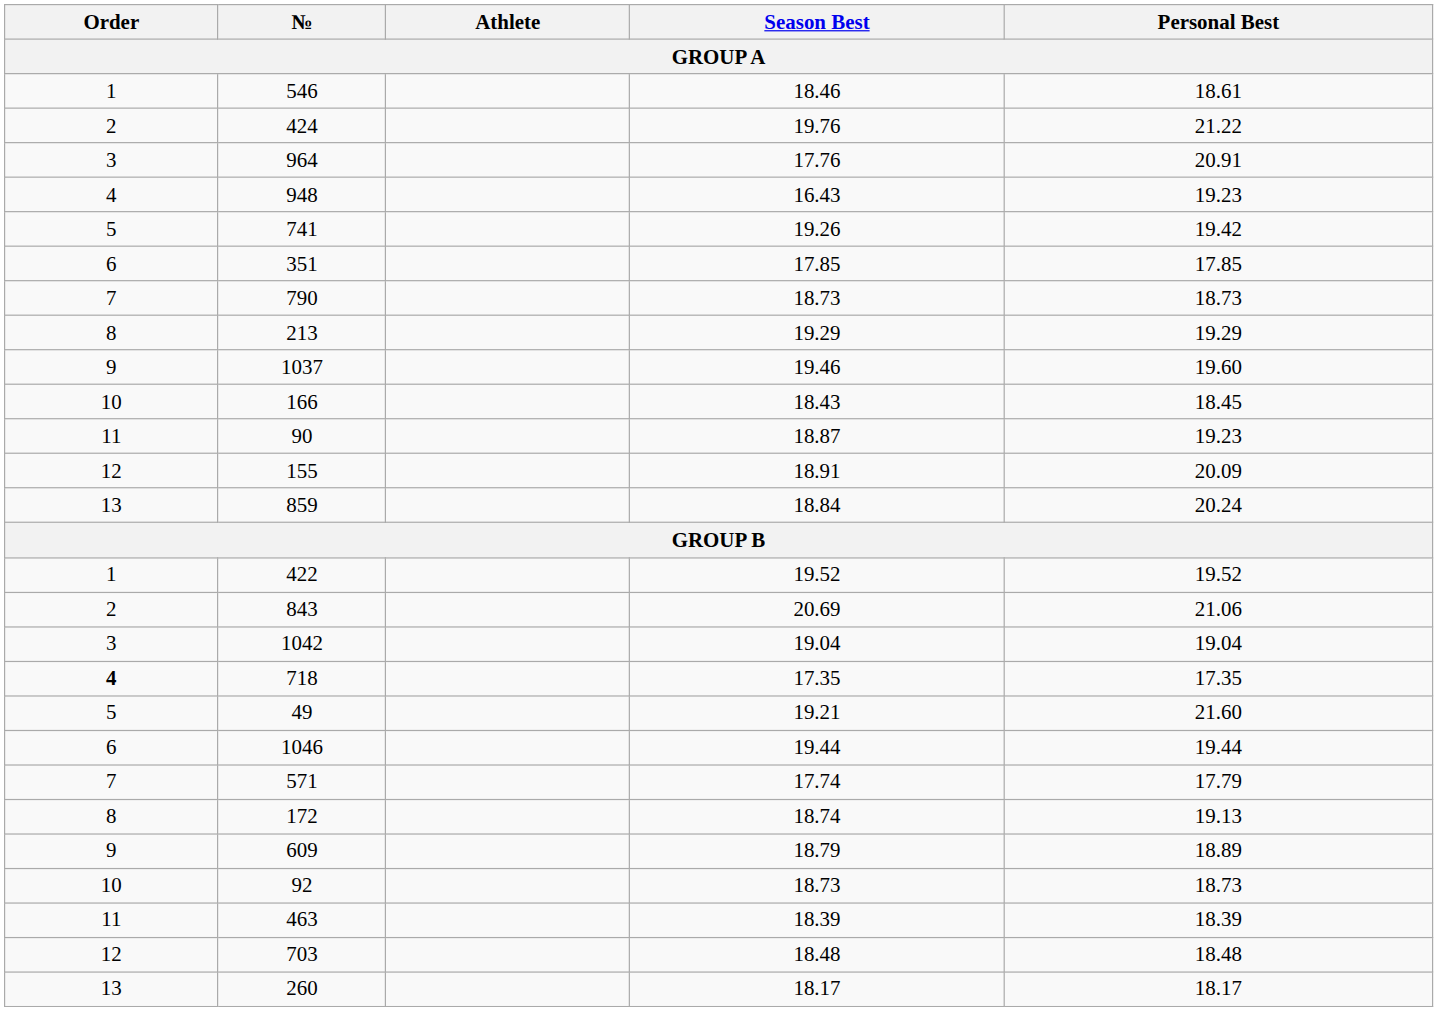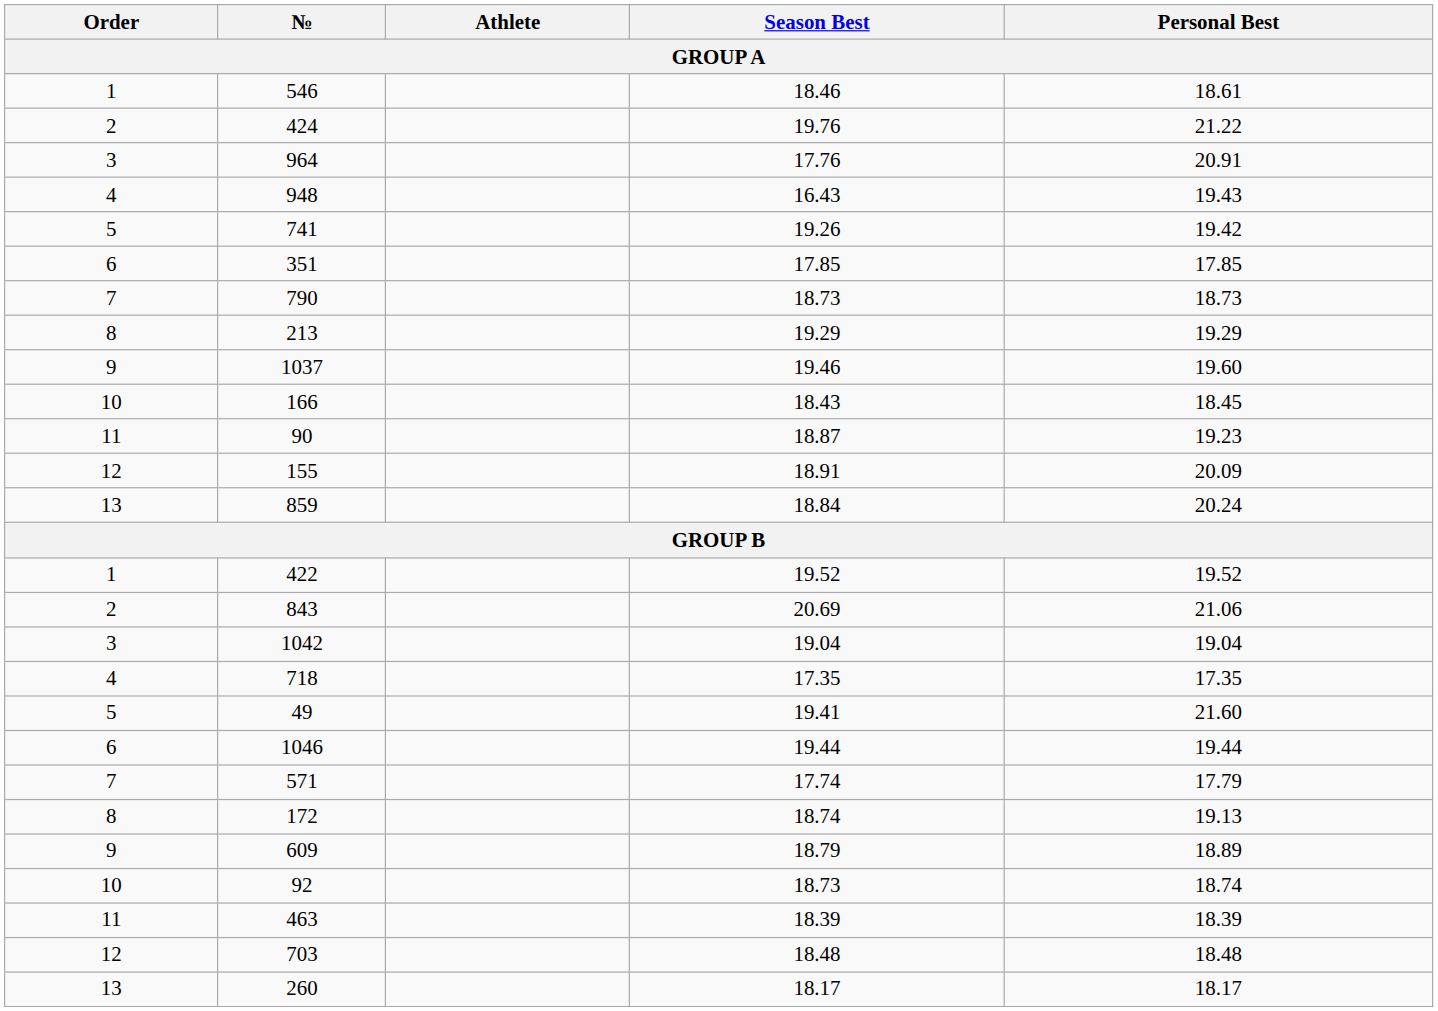(1218, 194) 19.23 -> (1218, 194) 19.43
(111, 677) bold -> (111, 677) normal
(817, 712) 19.21 -> (817, 712) 19.41
(1218, 885) 18.73 -> (1218, 885) 18.74
